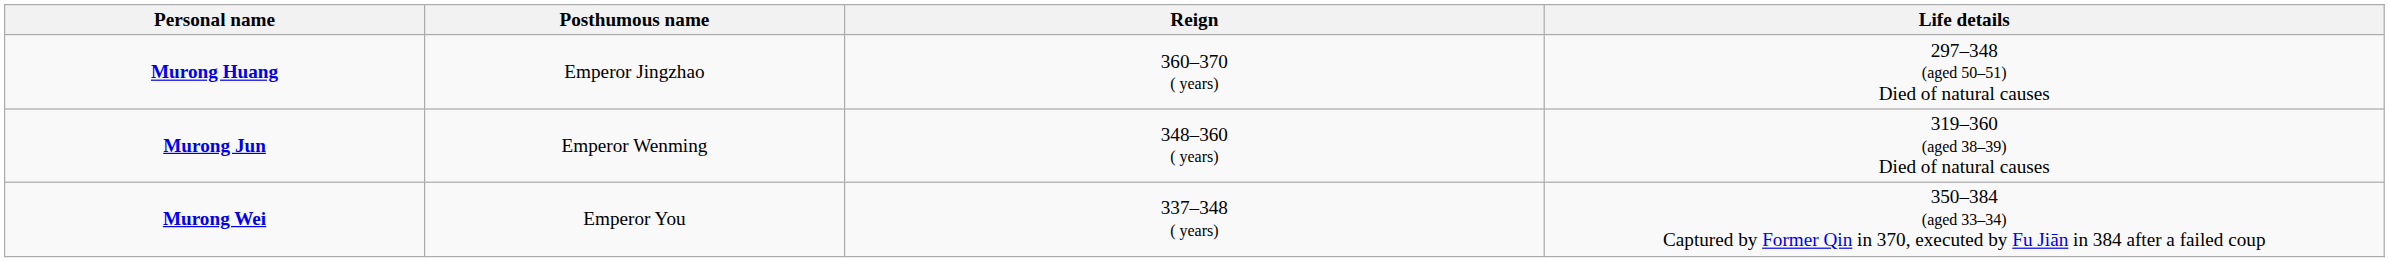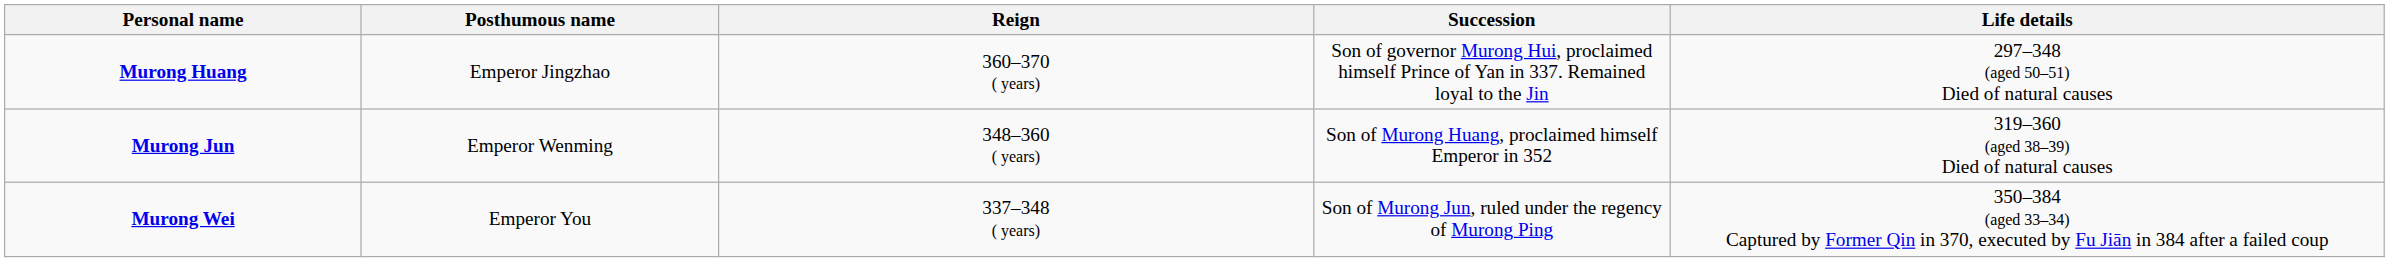+ column: (1492, 19)
